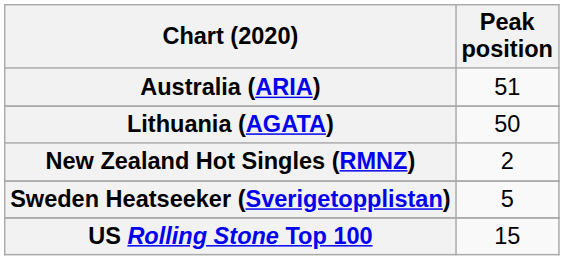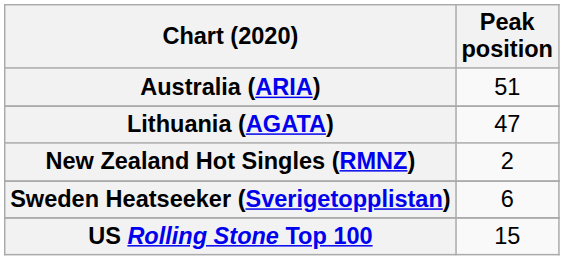(507, 124) 50 -> (507, 124) 47
(507, 198) 5 -> (507, 198) 6
